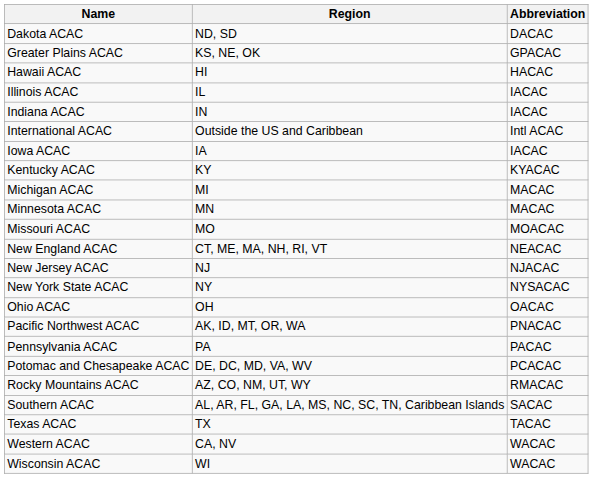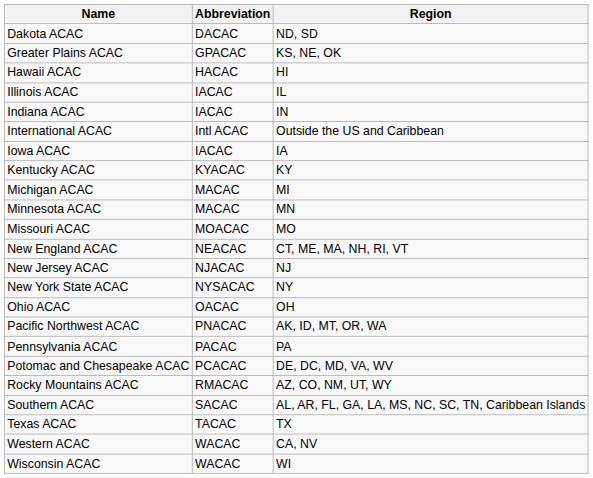columns swapped: (548, 14) <-> (350, 14)
